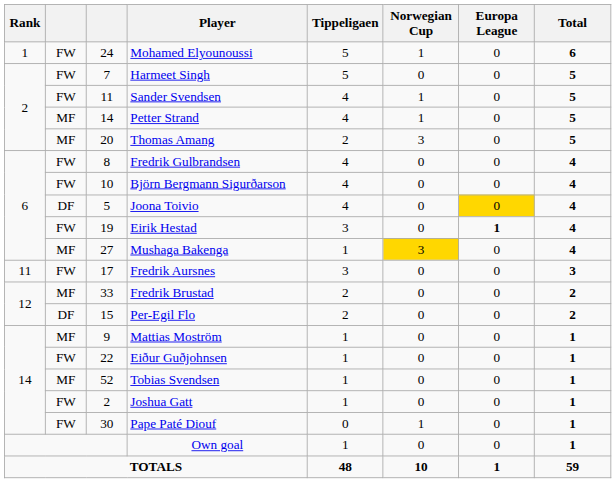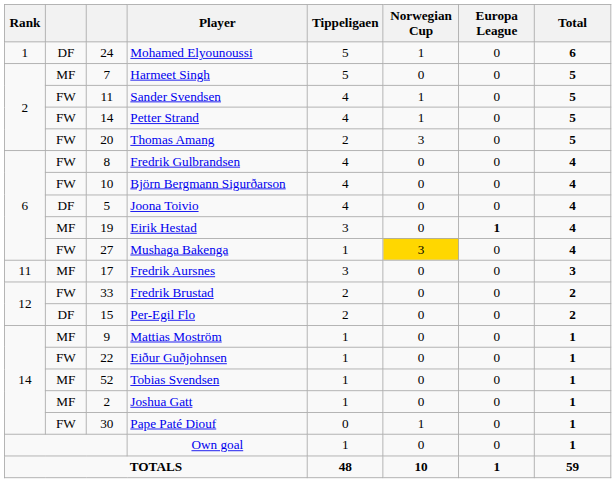(66, 53) FW -> (66, 53) DF
(66, 74) FW -> (66, 74) MF
(66, 118) MF -> (66, 118) FW
(66, 140) MF -> (66, 140) FW
(497, 205) gold background -> (497, 205) no background
(66, 227) FW -> (66, 227) MF
(66, 249) MF -> (66, 249) FW
(66, 271) FW -> (66, 271) MF
(66, 292) MF -> (66, 292) FW
(66, 401) FW -> (66, 401) MF
